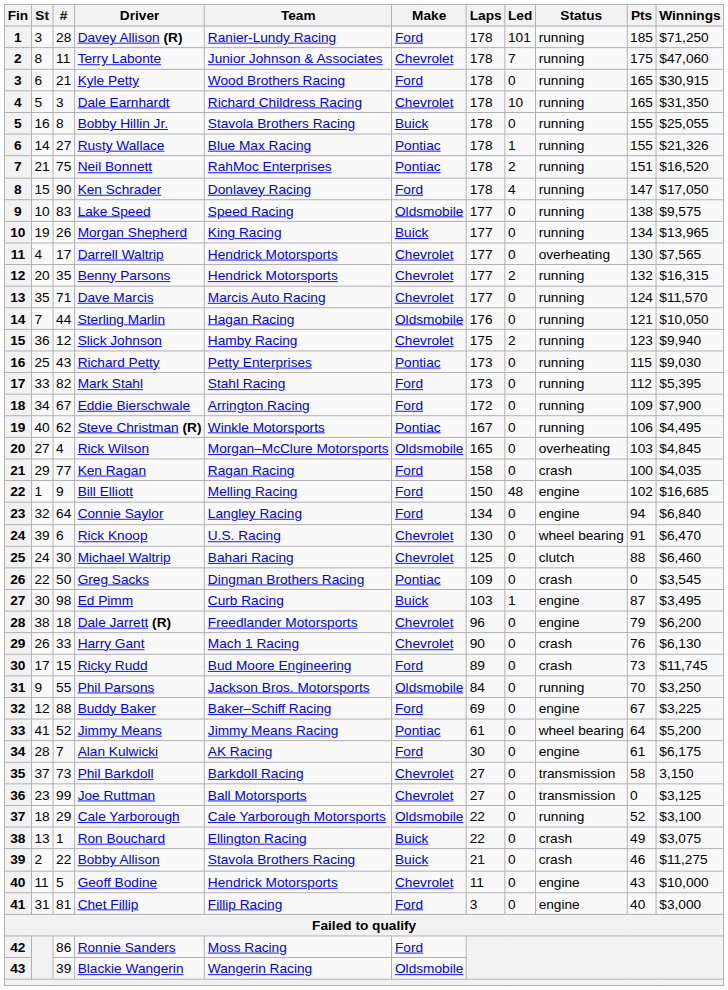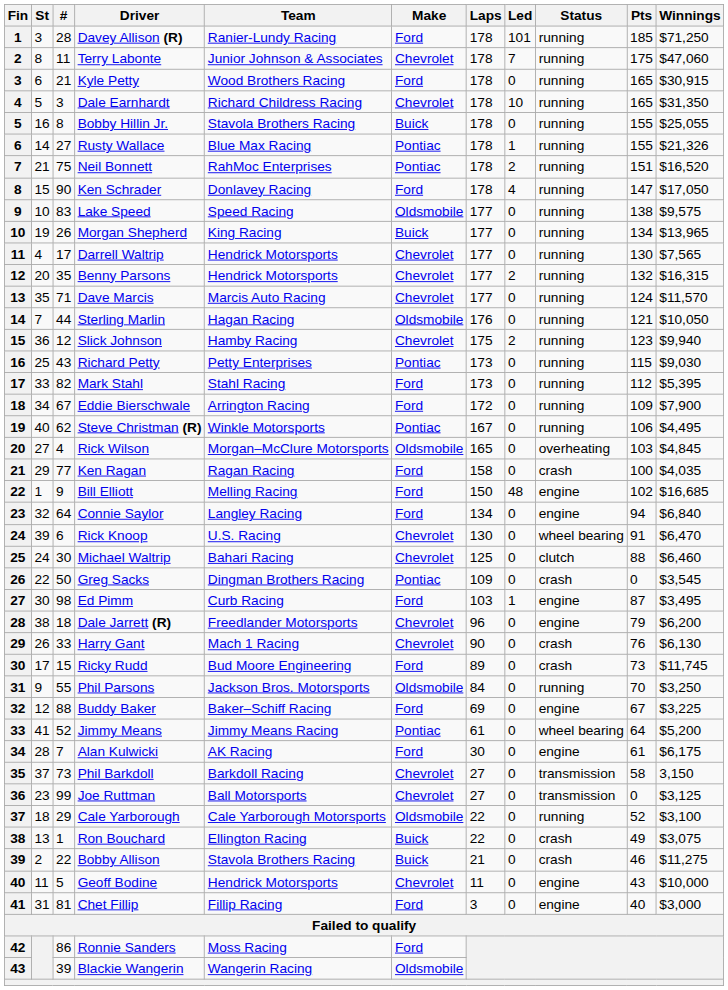(574, 254) overheating -> (561, 254) running
(412, 600) Buick -> (409, 600) Ford
